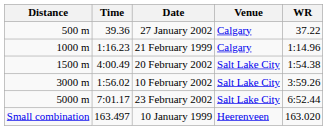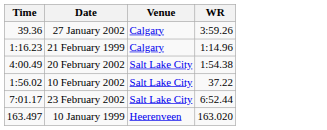- column: (48, 13)
(308, 30) 37.22 -> (216, 30) 3:59.26
(304, 82) 3:59.26 -> (221, 82) 37.22
